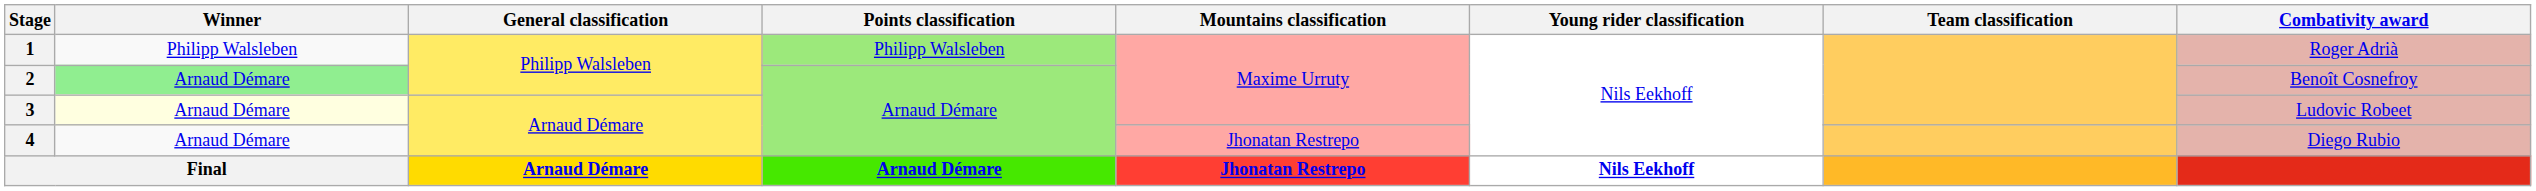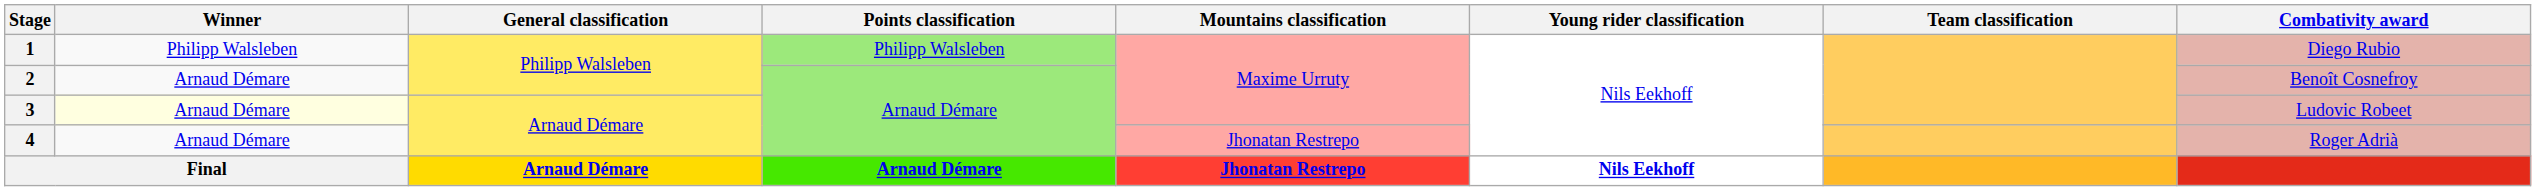(2354, 50) Roger Adrià -> (2354, 50) Diego Rubio
(232, 80) lightgreen background -> (232, 80) no background
(2354, 140) Diego Rubio -> (2354, 140) Roger Adrià
